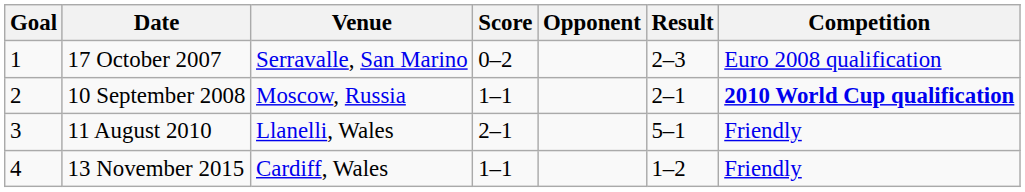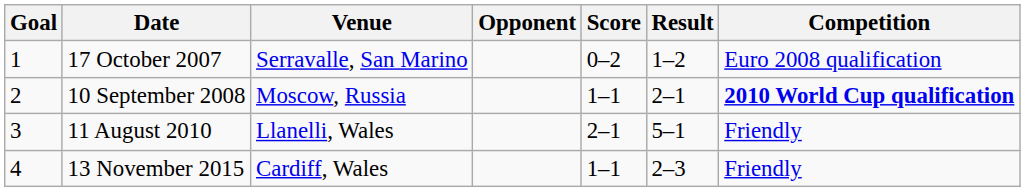columns swapped: (592, 22) <-> (505, 22)
(669, 58) 2–3 -> (669, 58) 1–2
(669, 167) 1–2 -> (669, 167) 2–3
